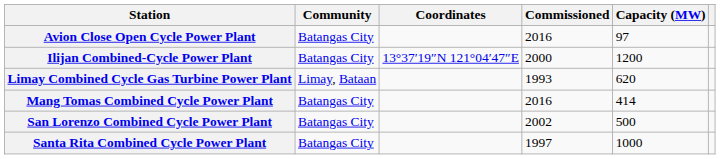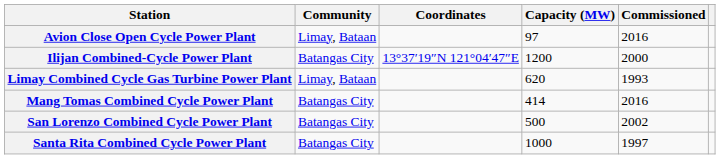columns swapped: (661, 15) <-> (567, 15)
(336, 36) Batangas City -> (337, 36) Limay, Bataan
